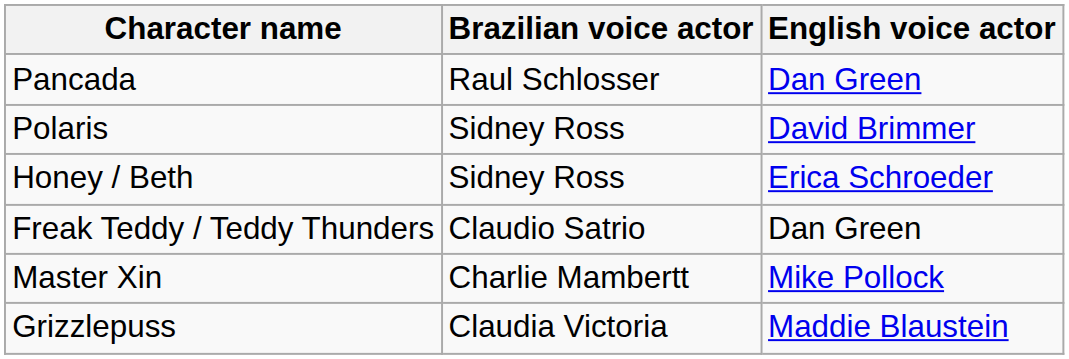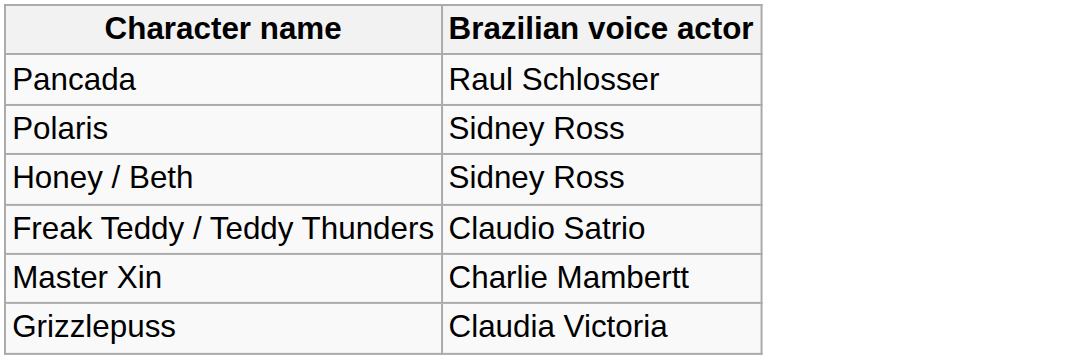- column: (912, 29)
